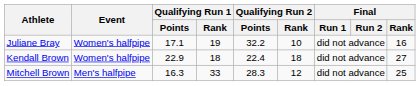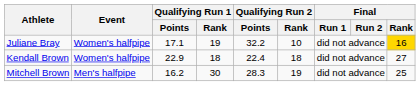(401, 43) no background -> (401, 43) gold background
(174, 73) 16.3 -> (174, 73) 16.2
(215, 73) 33 -> (215, 73) 30
(296, 73) 12 -> (296, 73) 19
